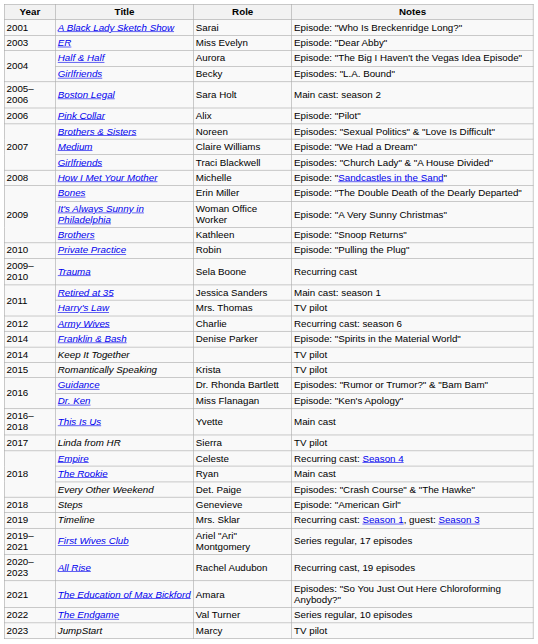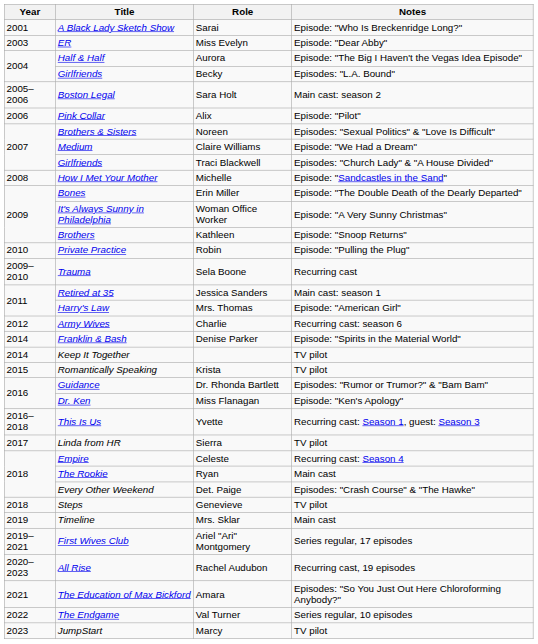(311, 308) TV pilot -> (347, 308) Episode: "American Girl"
(315, 422) Main cast -> (387, 422) Recurring cast: Season 1, guest: Season 3
(347, 505) Episode: "American Girl" -> (311, 505) TV pilot
(387, 520) Recurring cast: Season 1, guest: Season 3 -> (315, 520) Main cast
